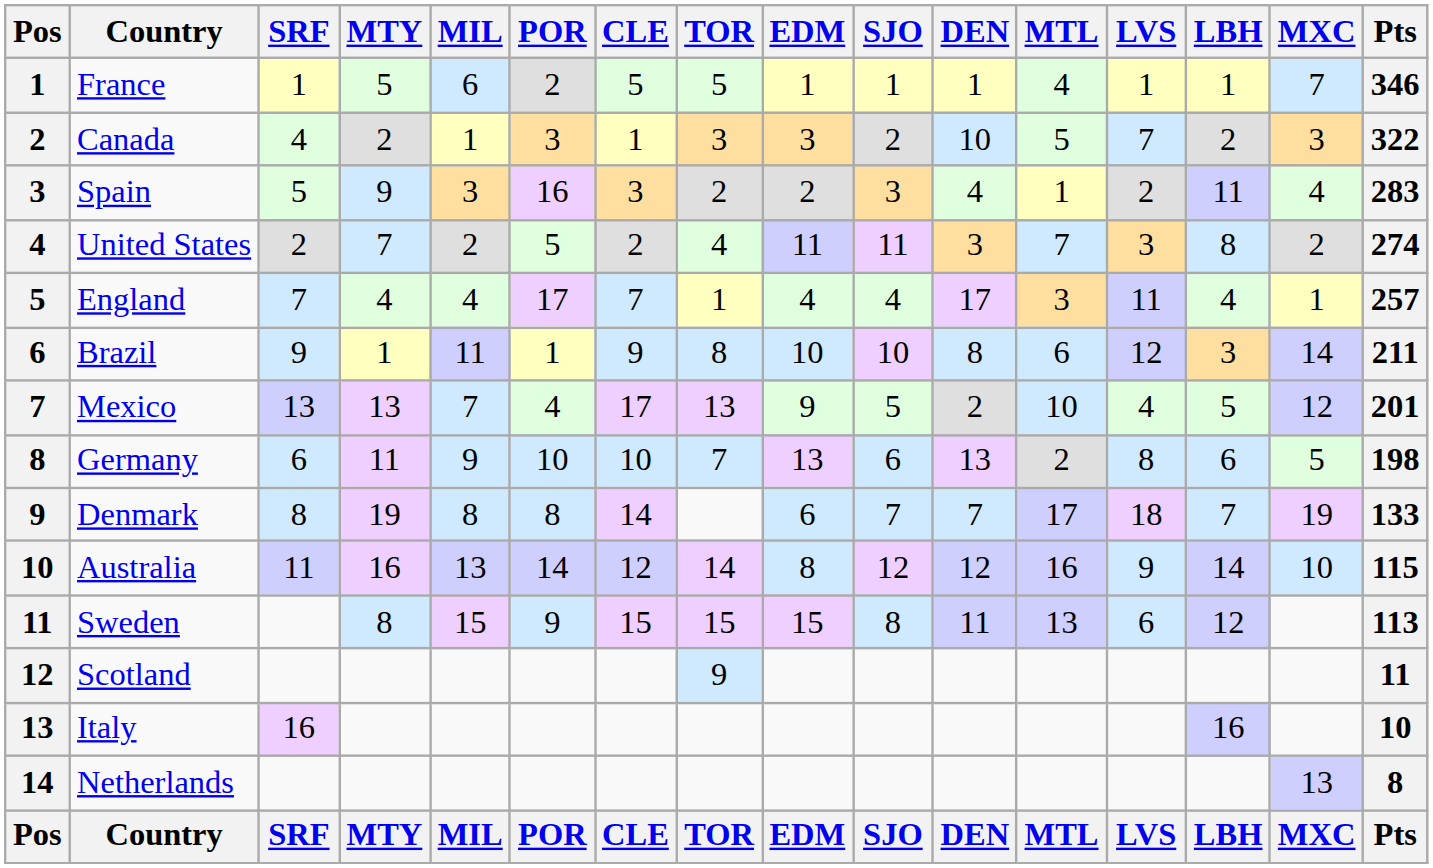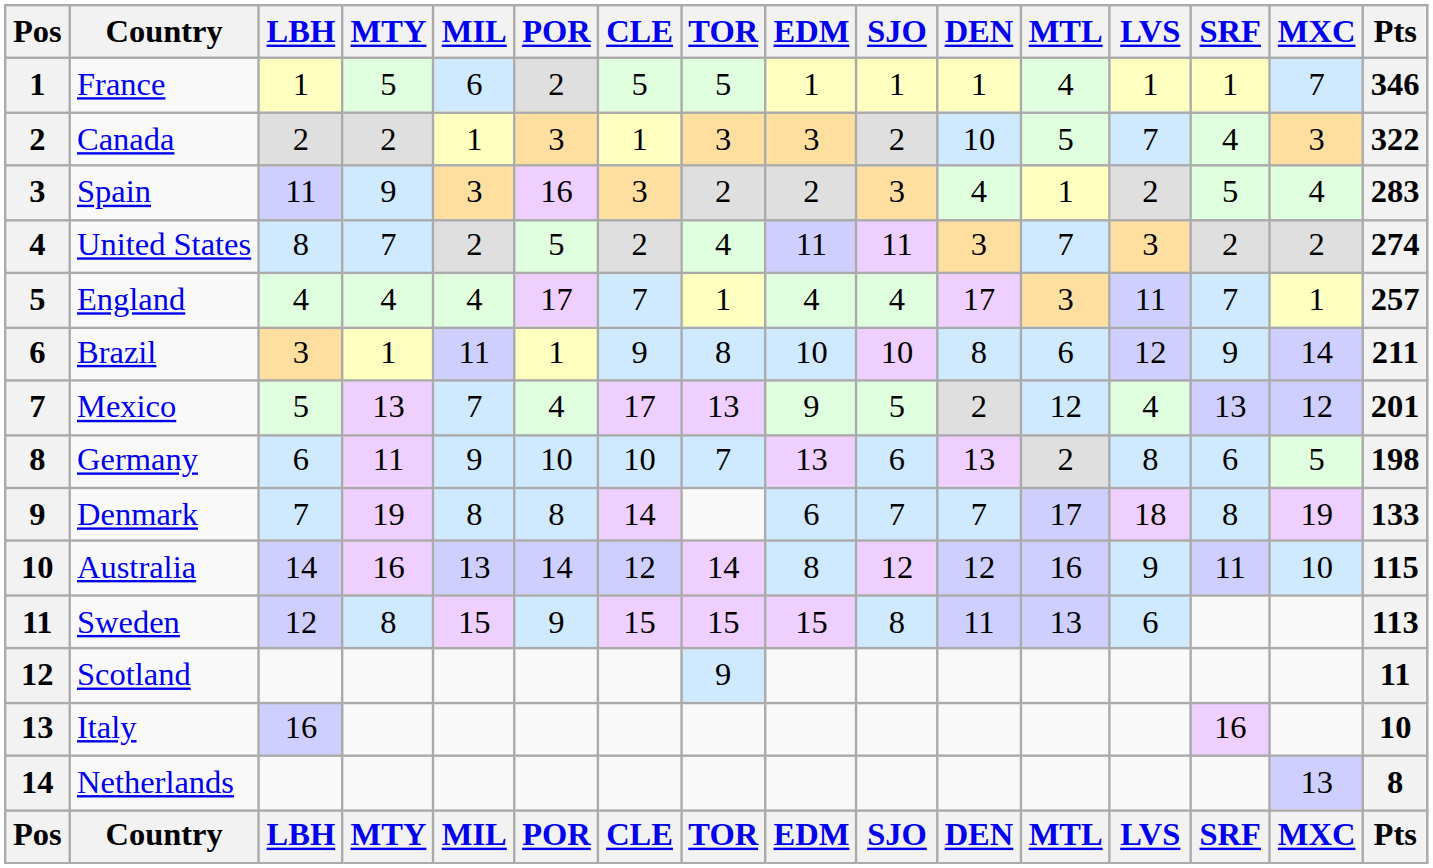columns swapped: (1228, 30) <-> (299, 30)
(1062, 406) 10 -> (1066, 406) 12
